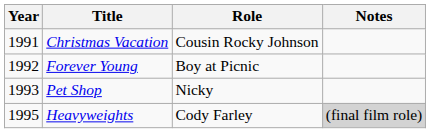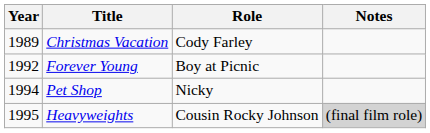(24, 41) 1991 -> (24, 41) 1989
(247, 41) Cousin Rocky Johnson -> (214, 41) Cody Farley
(24, 90) 1993 -> (24, 90) 1994
(214, 115) Cody Farley -> (247, 115) Cousin Rocky Johnson
